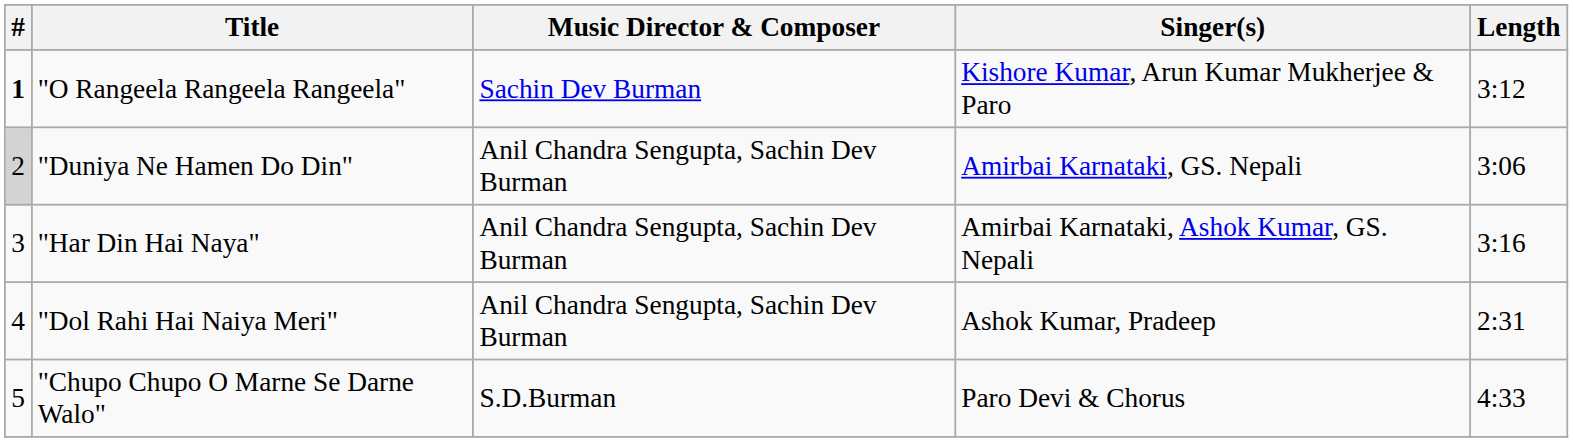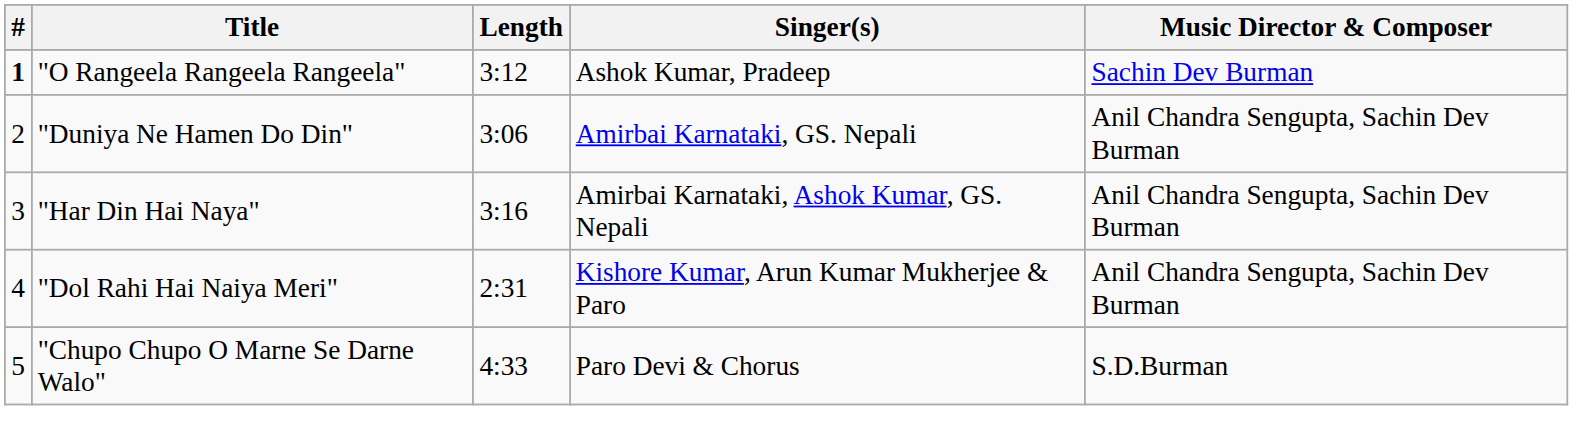columns swapped: (714, 27) <-> (1519, 27)
(1198, 88) Kishore Kumar, Arun Kumar Mukherjee & Paro -> (703, 72) Ashok Kumar, Pradeep
(18, 166) lightgrey background -> (18, 133) no background
(1089, 321) Ashok Kumar, Pradeep -> (812, 288) Kishore Kumar, Arun Kumar Mukherjee & Paro
